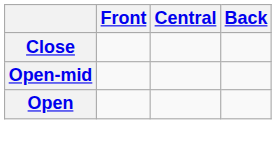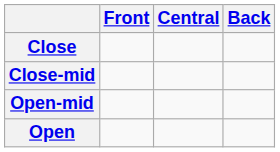+ row: (52, 75)
